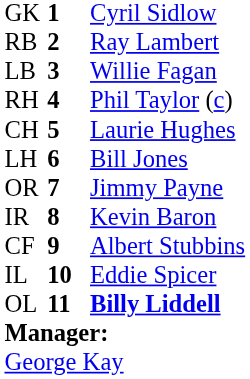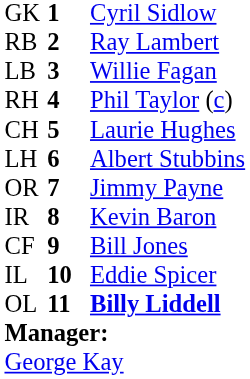(139, 158) Bill Jones -> (168, 158) Albert Stubbins
(168, 245) Albert Stubbins -> (139, 245) Bill Jones
